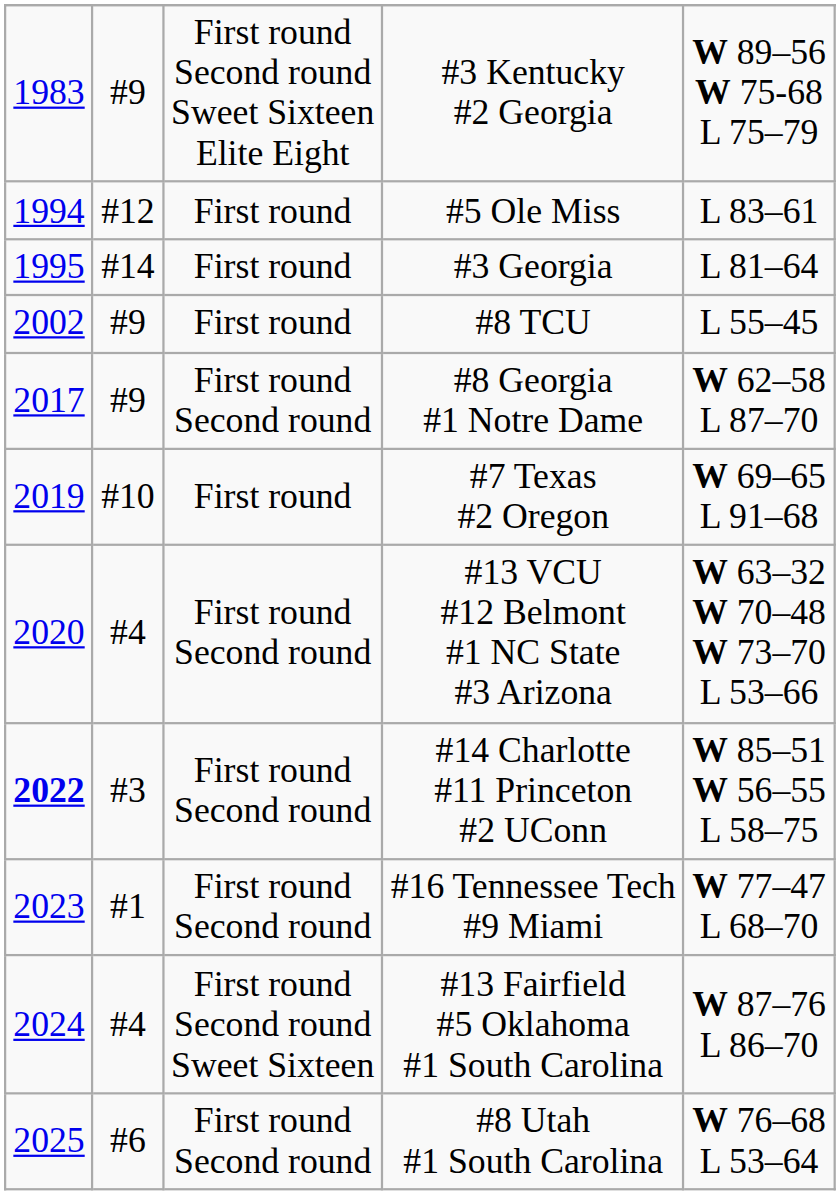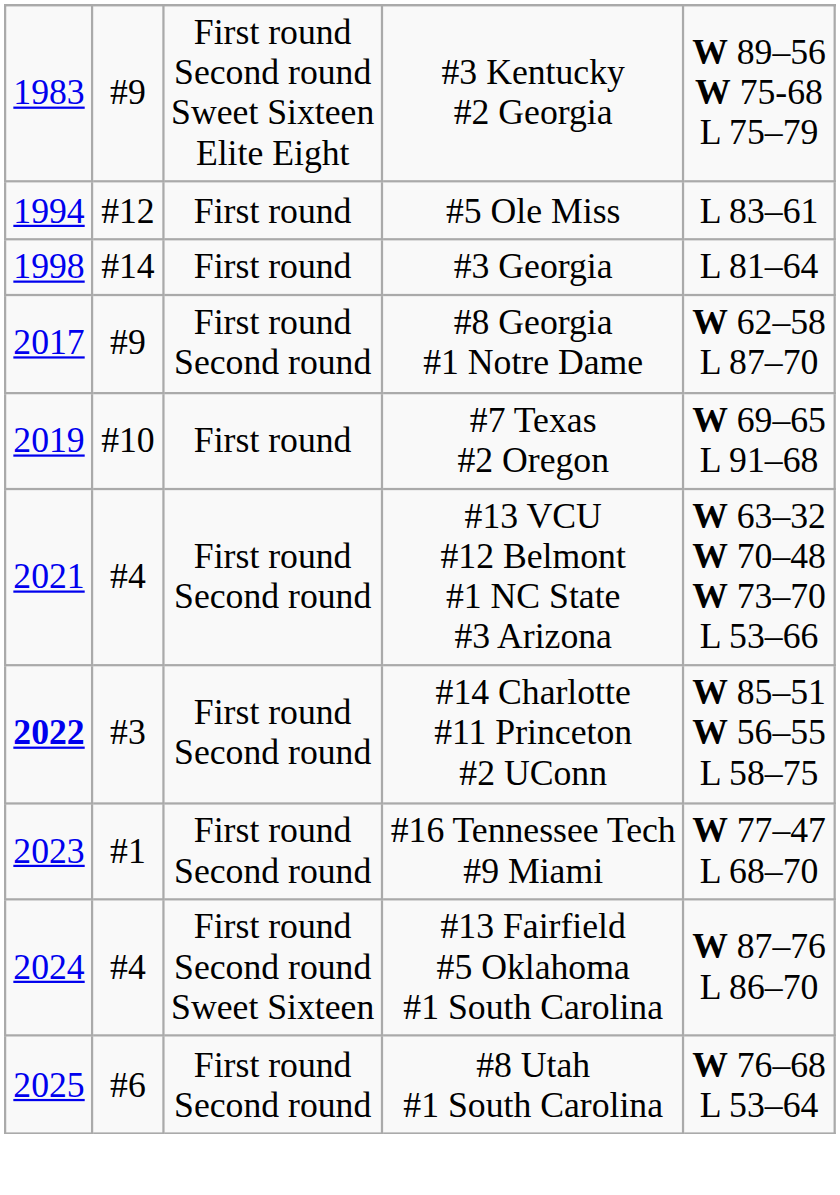(49, 266) 1995 -> (49, 266) 1998
- row: (533, 322)
(49, 633) 2020 -> (49, 576) 2021
